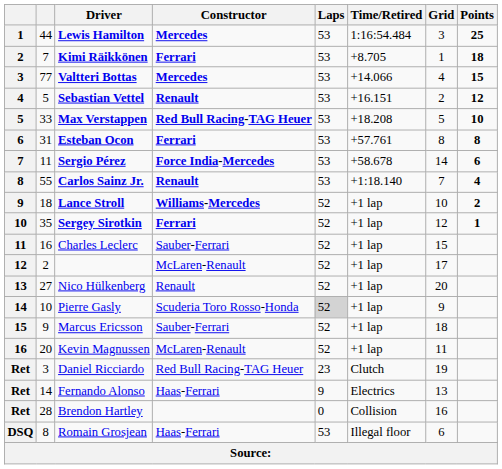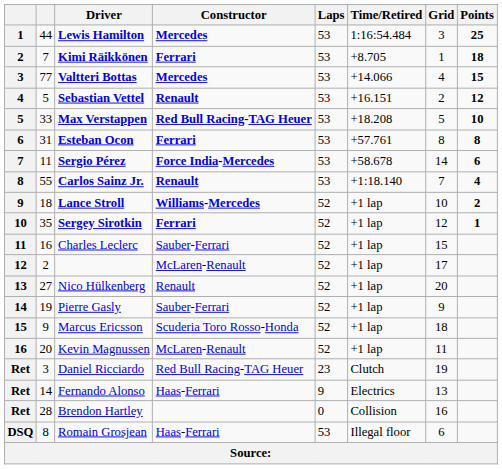(46, 306) 10 -> (46, 306) 19
(227, 306) Scuderia Toro Rosso-Honda -> (192, 306) Sauber-Ferrari
(324, 306) lightgrey background -> (324, 306) no background
(192, 327) Sauber-Ferrari -> (227, 327) Scuderia Toro Rosso-Honda
